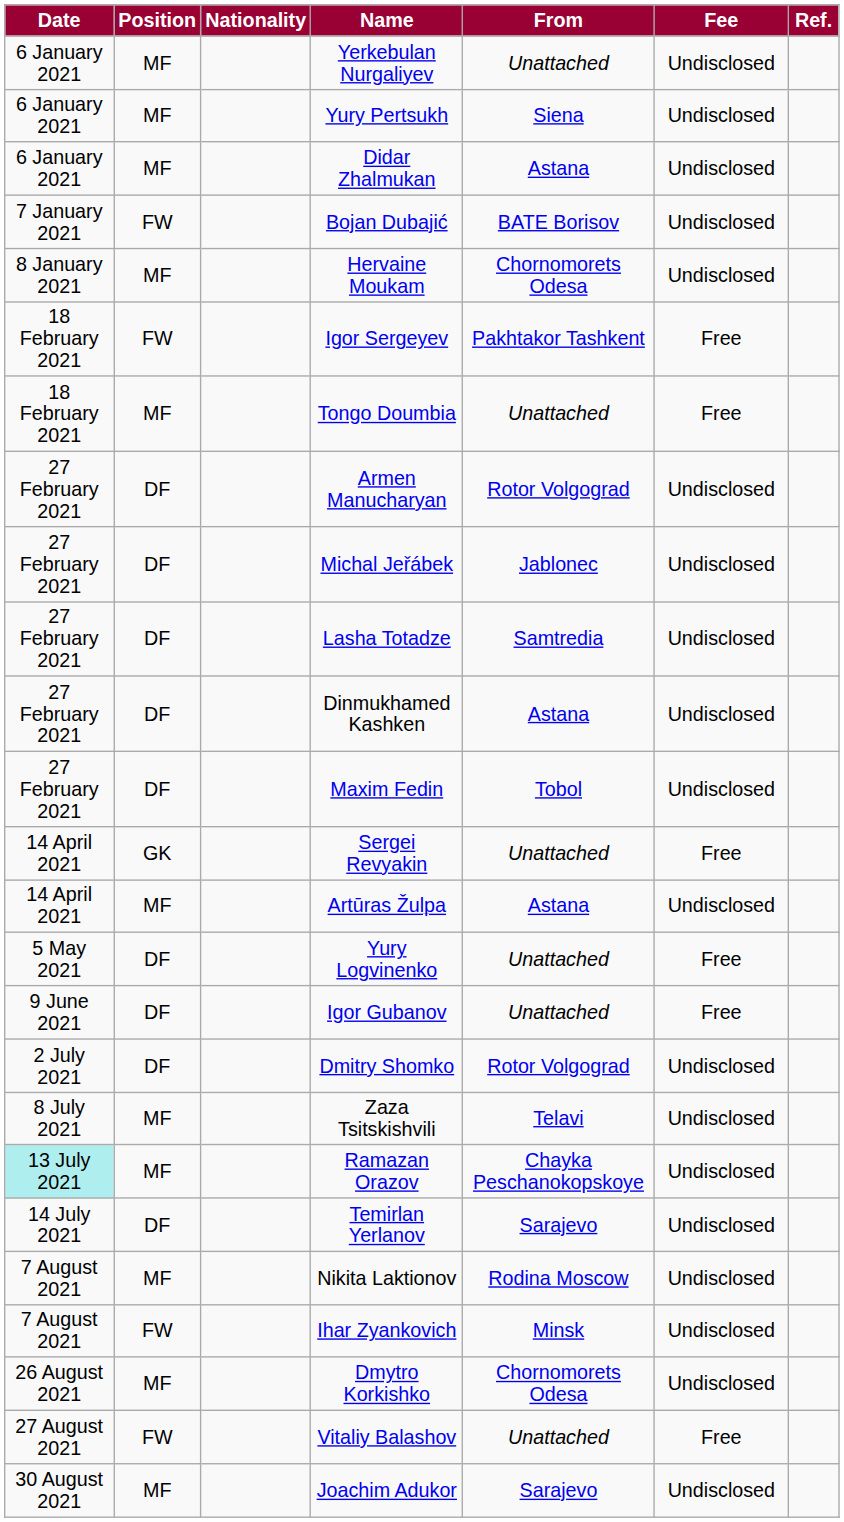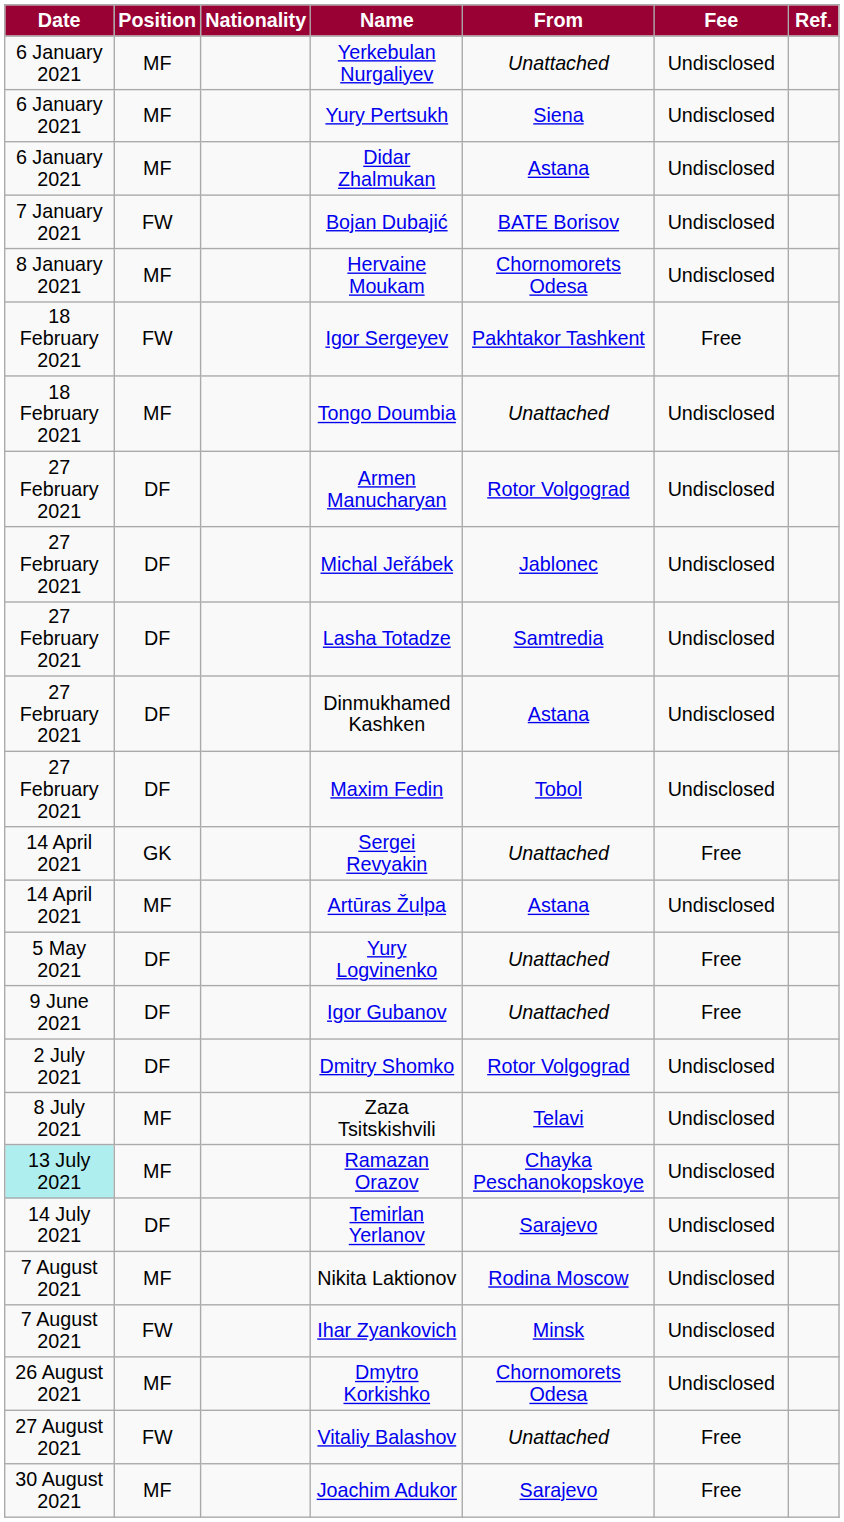(721, 414) Free -> (721, 414) Undisclosed
(721, 1490) Undisclosed -> (721, 1490) Free
